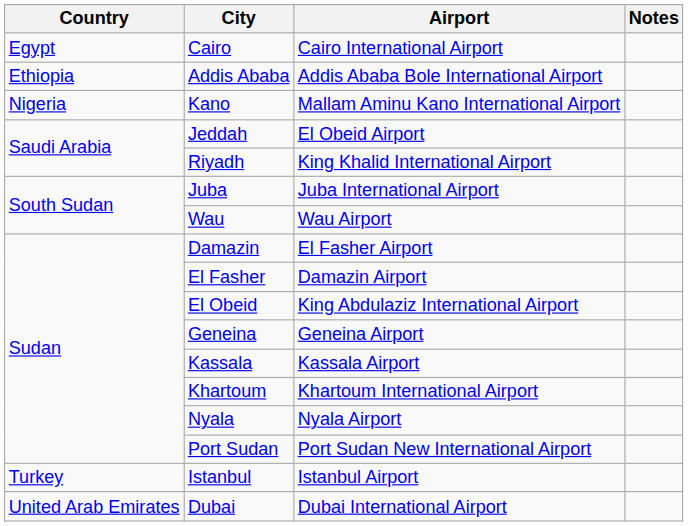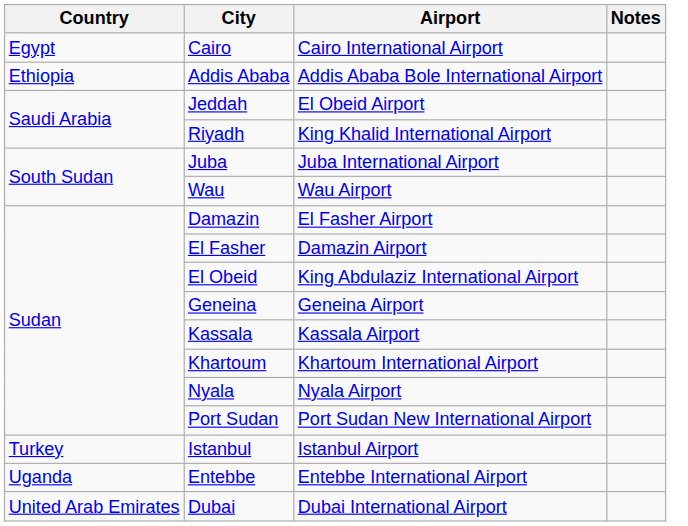- row: (209, 104)
+ row: (222, 477)
